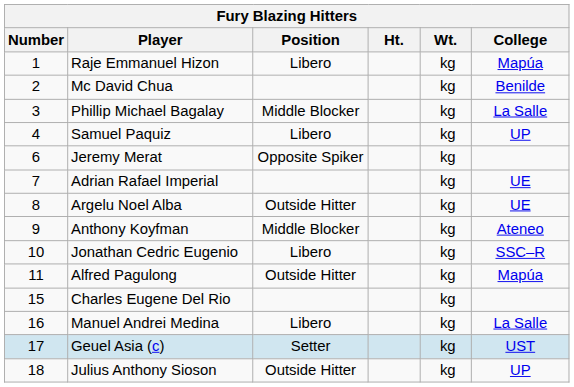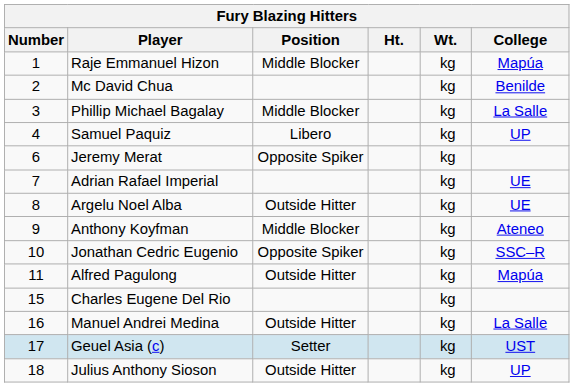(311, 63) Libero -> (311, 63) Middle Blocker
(311, 252) Libero -> (311, 252) Opposite Spiker
(311, 323) Libero -> (311, 323) Outside Hitter
